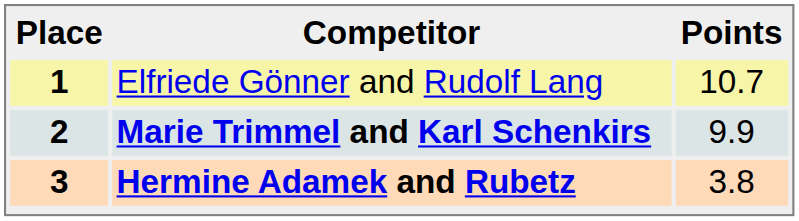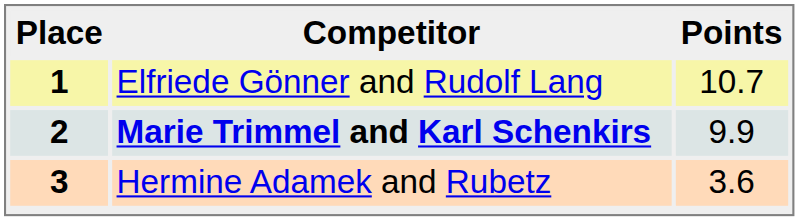(346, 182) bold -> (334, 182) normal
(732, 182) 3.8 -> (732, 182) 3.6
